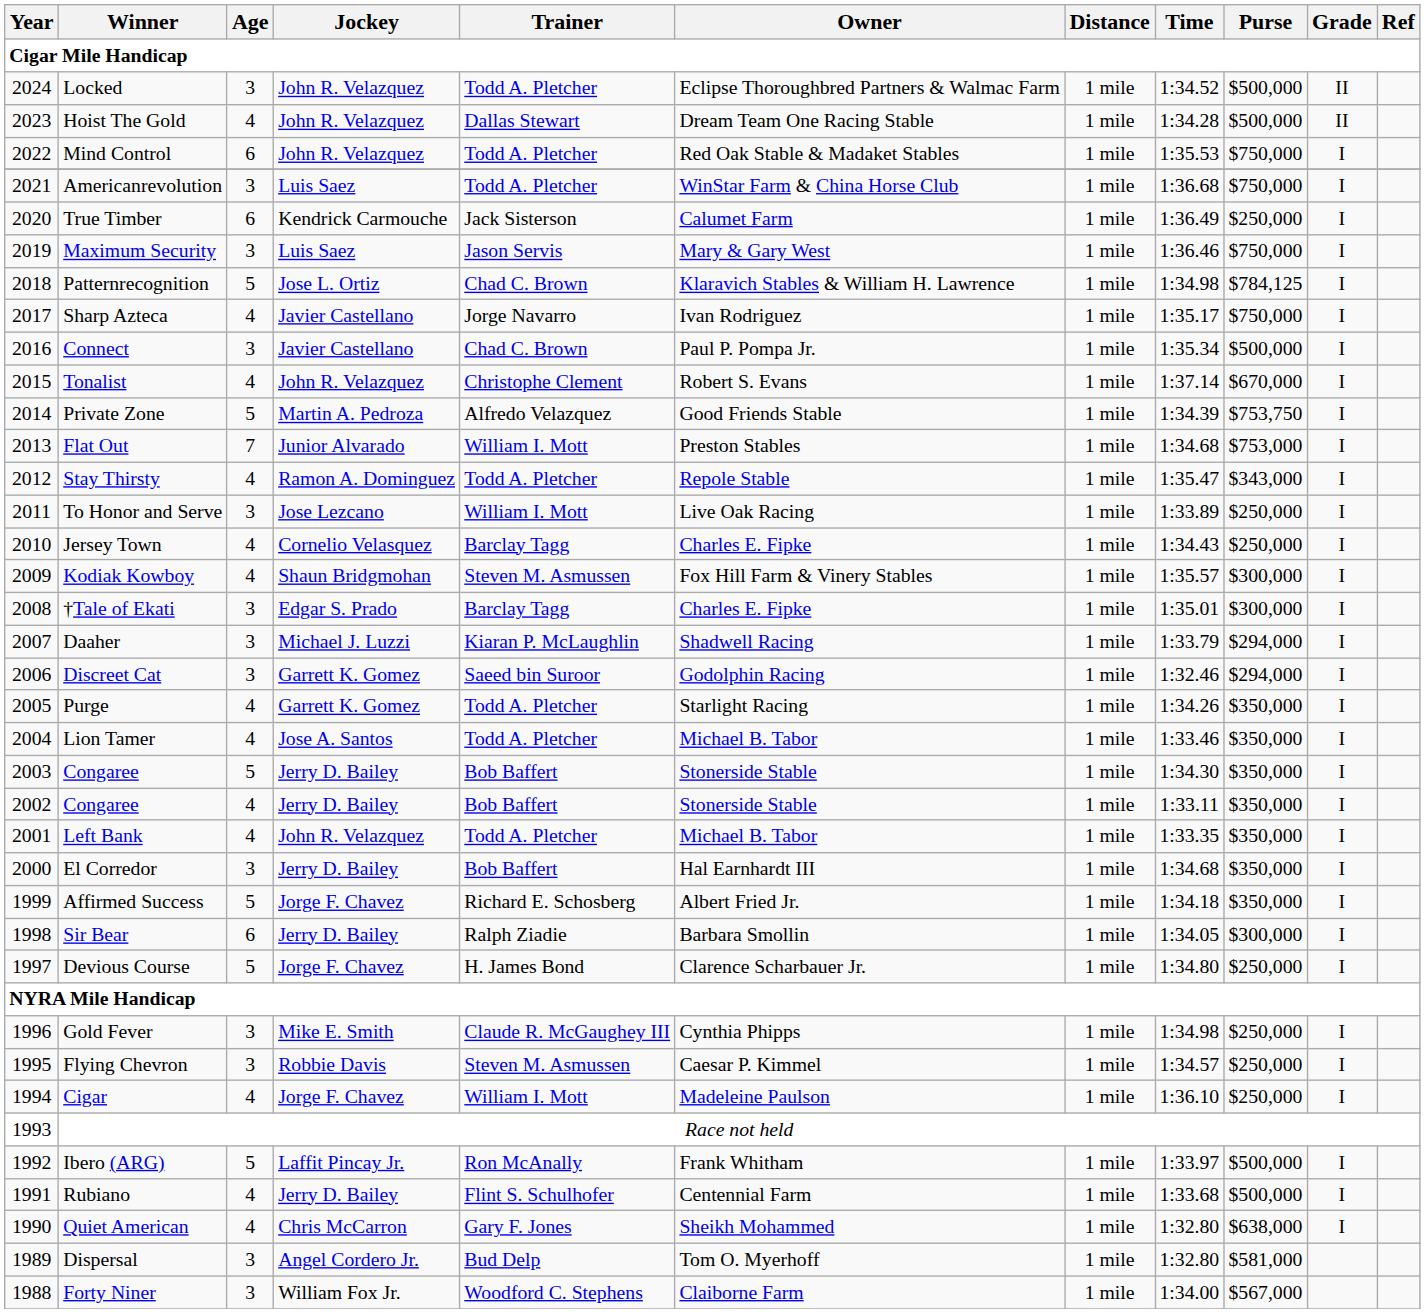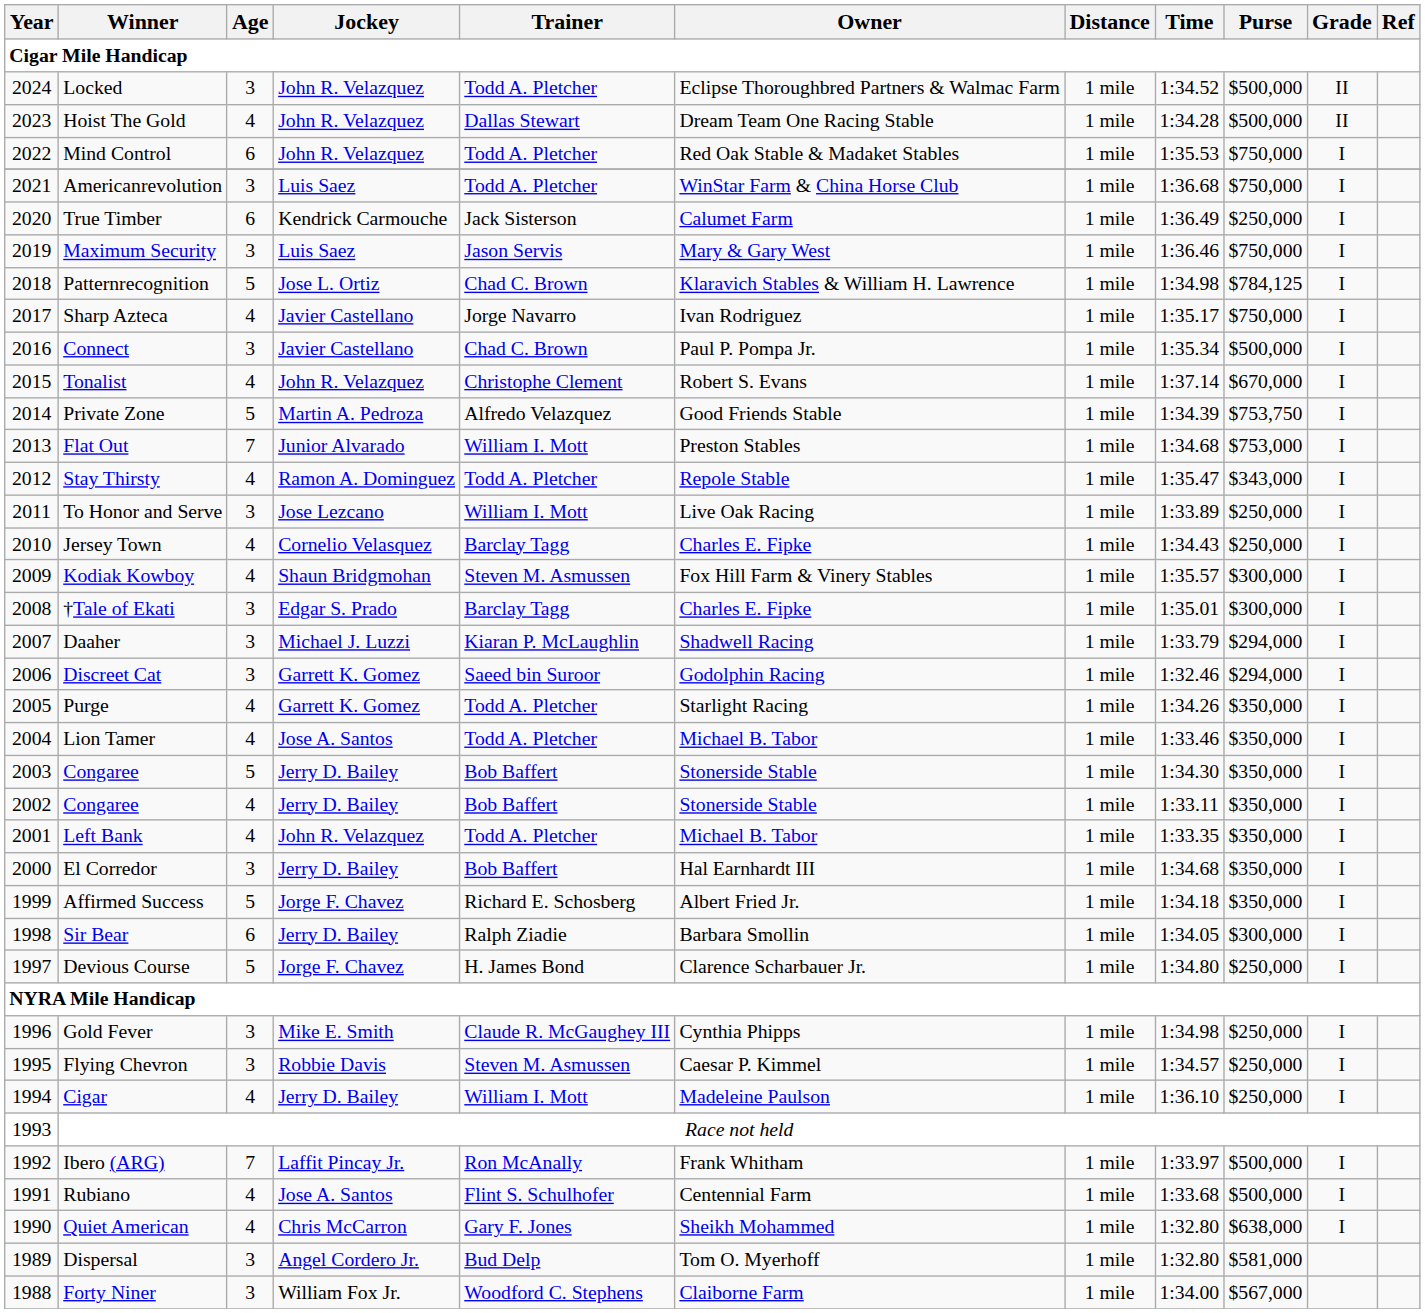(341, 1096) Jorge F. Chavez -> (338, 1096) Jerry D. Bailey
(250, 1161) 5 -> (250, 1161) 7
(338, 1194) Jerry D. Bailey -> (335, 1194) Jose A. Santos
